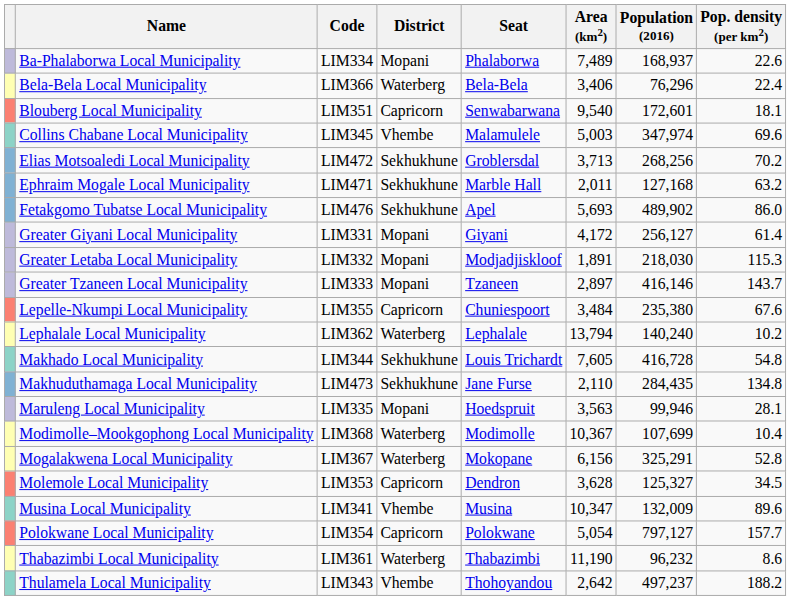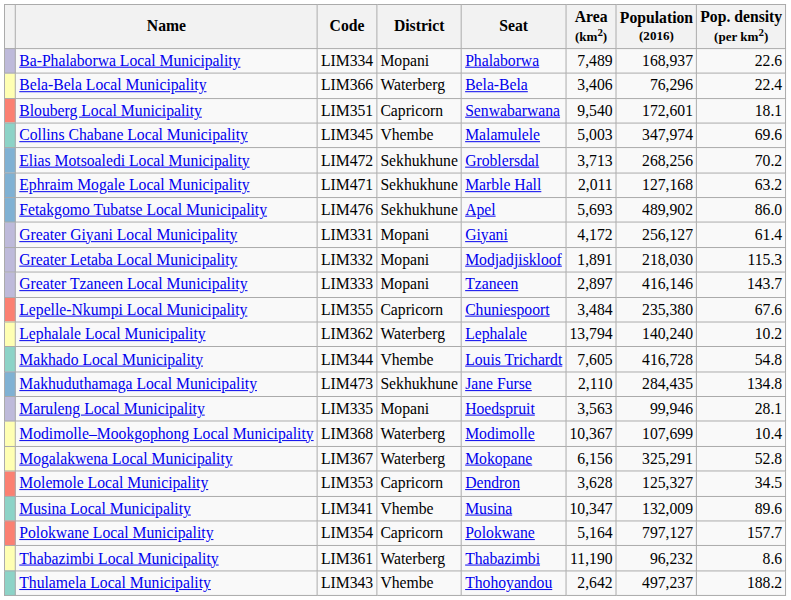(419, 359) Sekhukhune -> (407, 359) Vhembe
(595, 533) 5,054 -> (595, 533) 5,164
